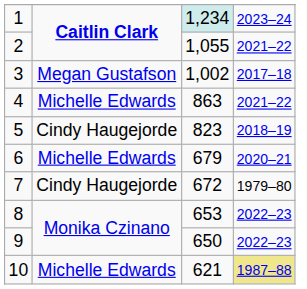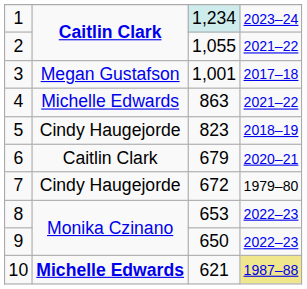(207, 74) 1,002 -> (214, 74) 1,001
(107, 158) Michelle Edwards -> (110, 158) Caitlin Clark
(107, 269) normal -> (110, 269) bold
